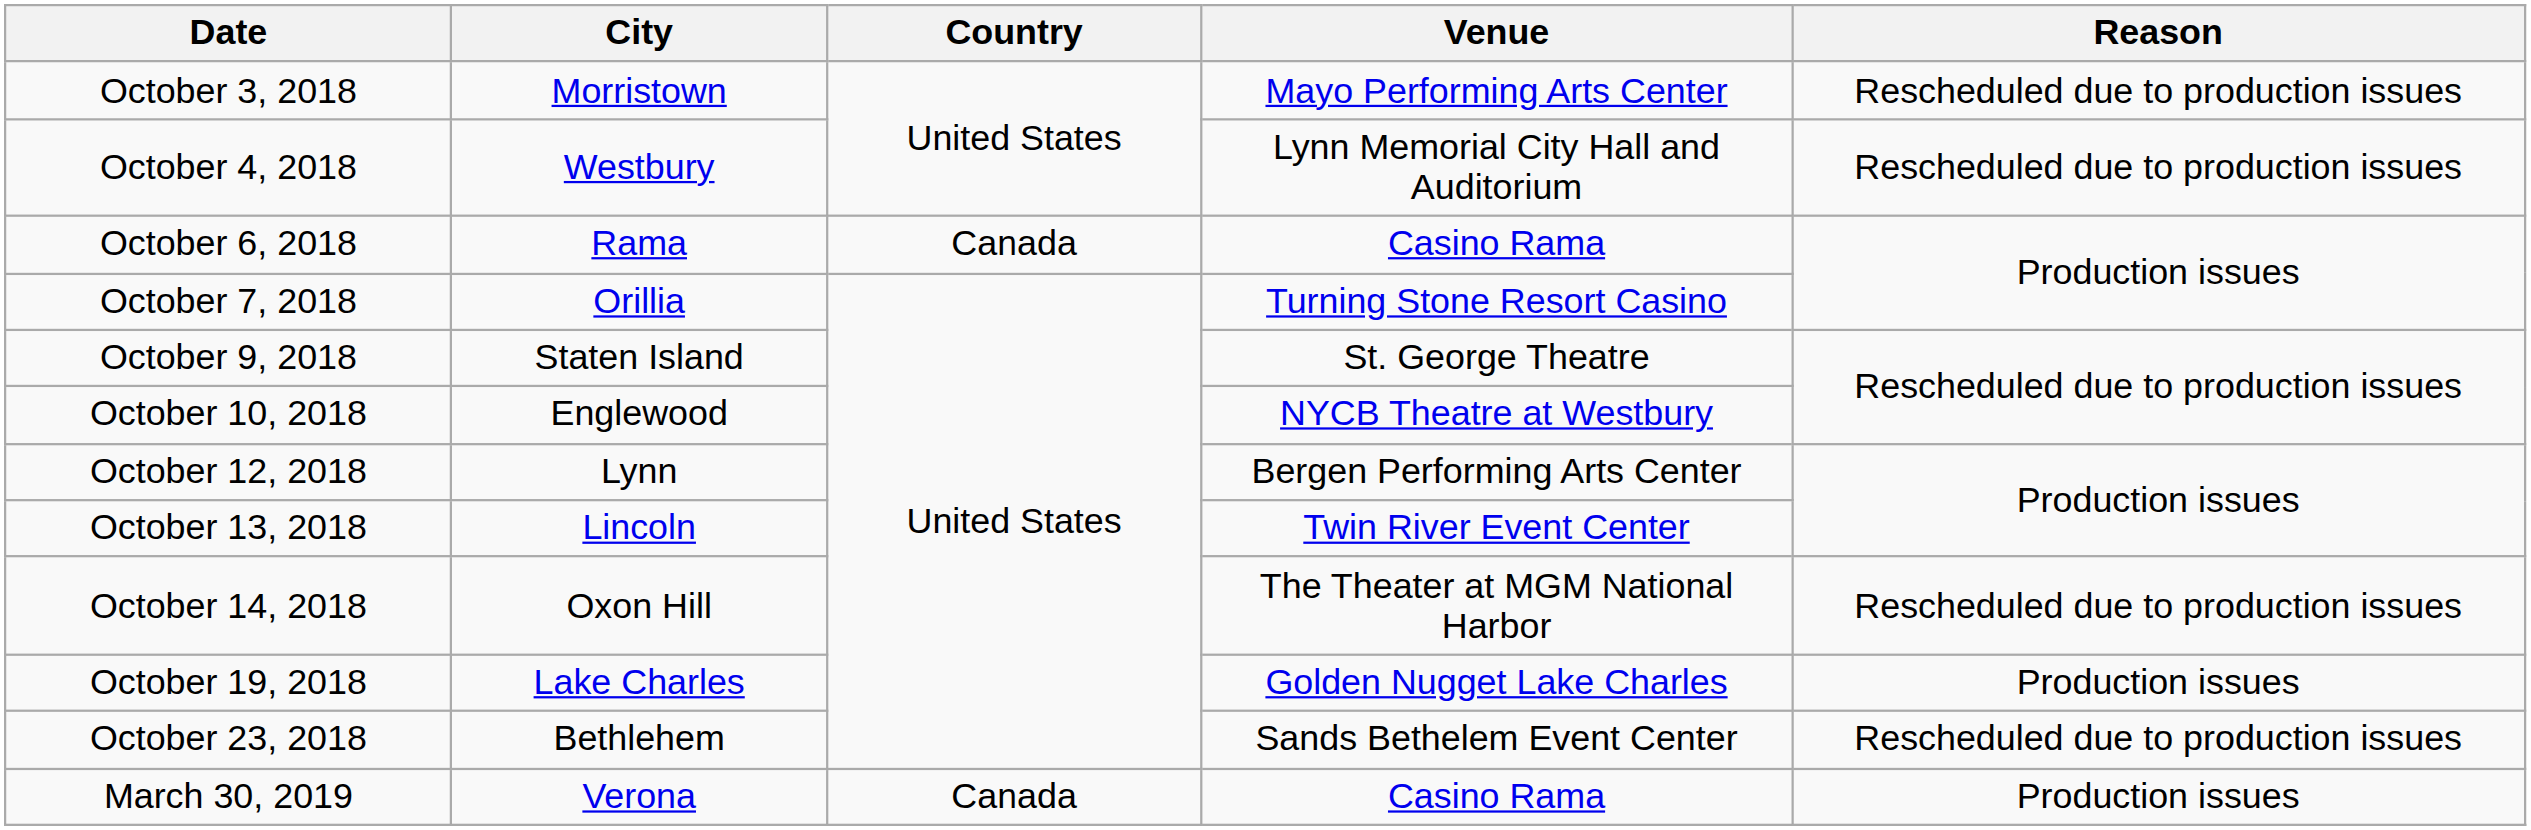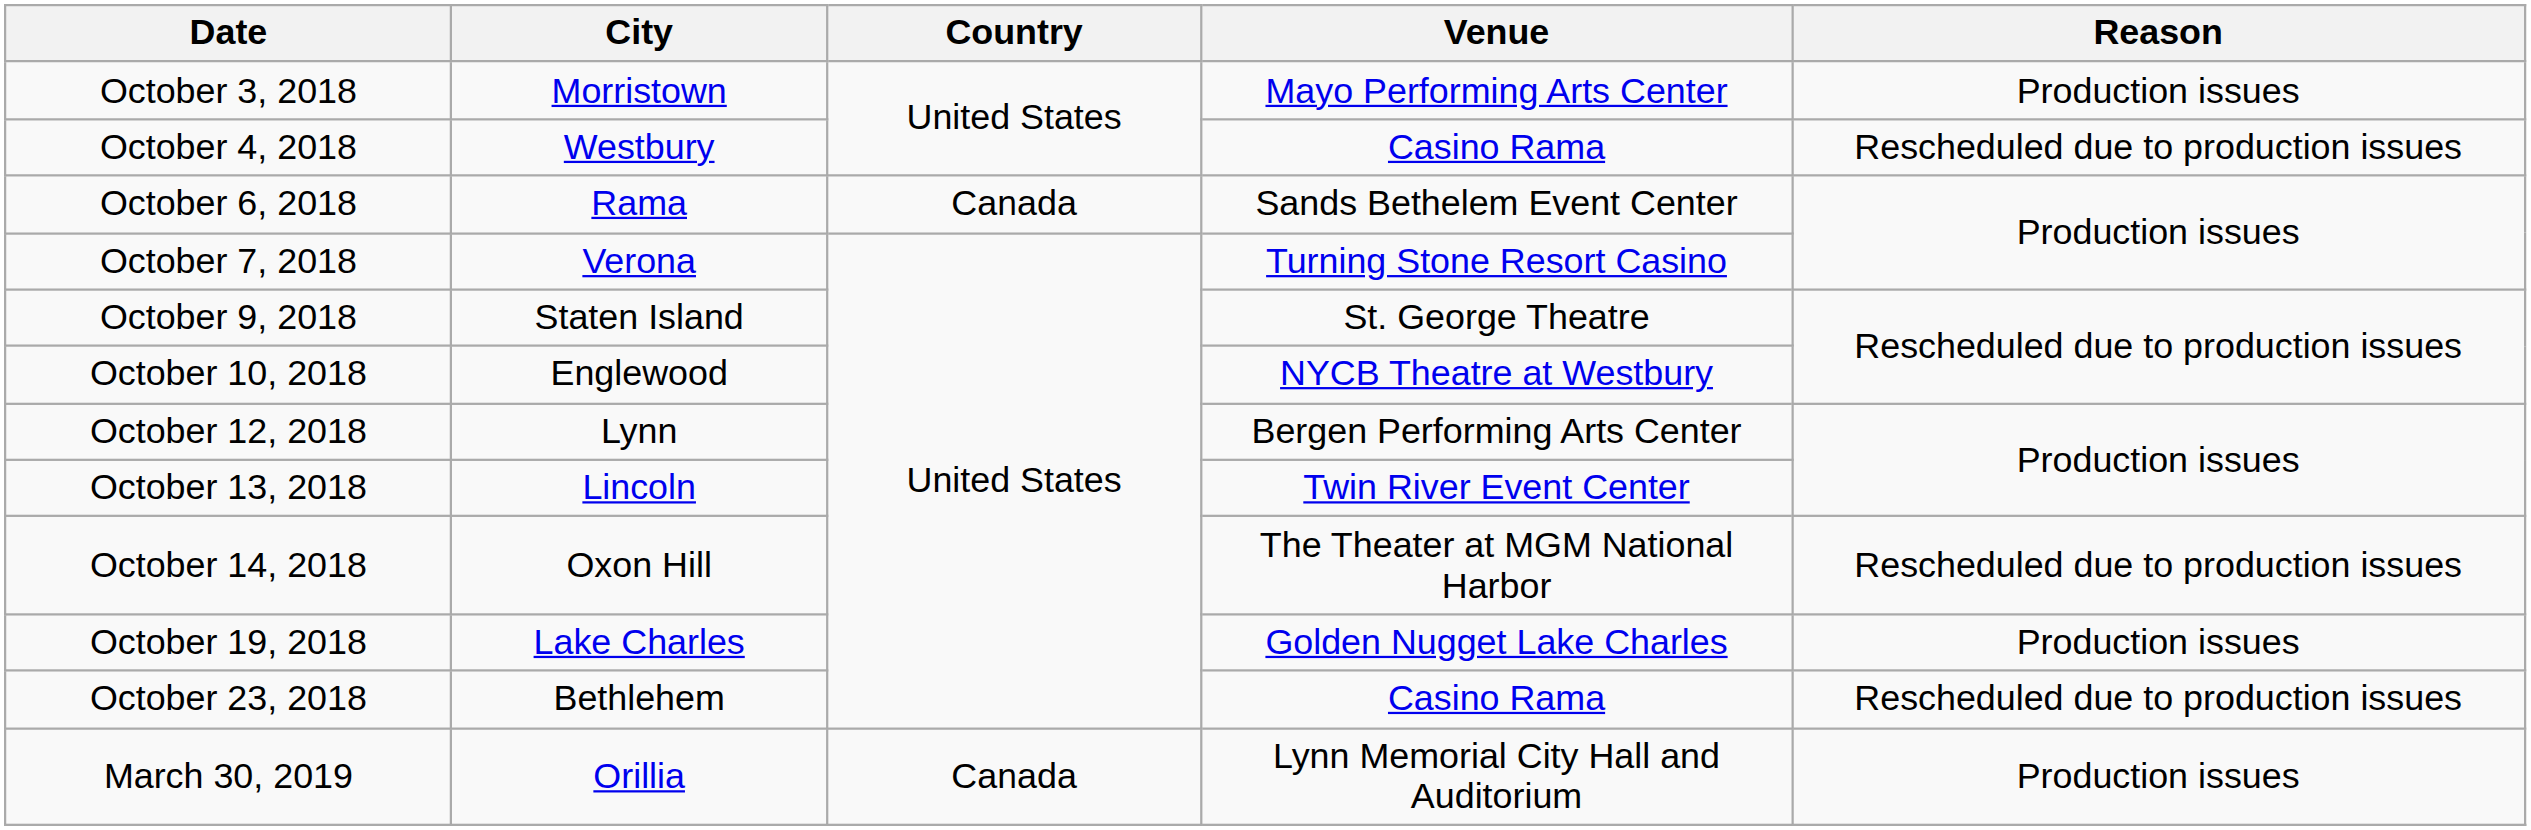(2158, 89) Rescheduled due to production issues -> (2158, 89) Production issues
(1497, 166) Lynn Memorial City Hall and Auditorium -> (1497, 146) Casino Rama
(1497, 243) Casino Rama -> (1497, 203) Sands Bethelem Event Center
(639, 300) Orillia -> (639, 260) Verona
(1497, 738) Sands Bethelem Event Center -> (1497, 698) Casino Rama
(639, 795) Verona -> (639, 775) Orillia
(1497, 795) Casino Rama -> (1497, 775) Lynn Memorial City Hall and Auditorium
